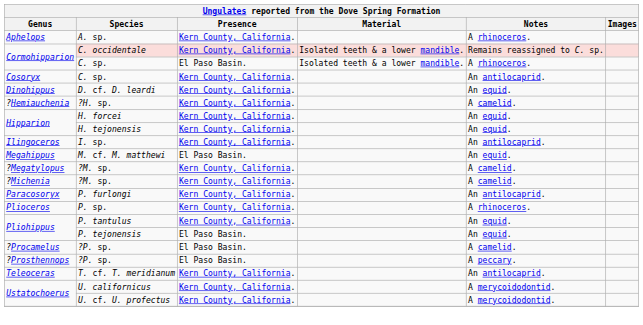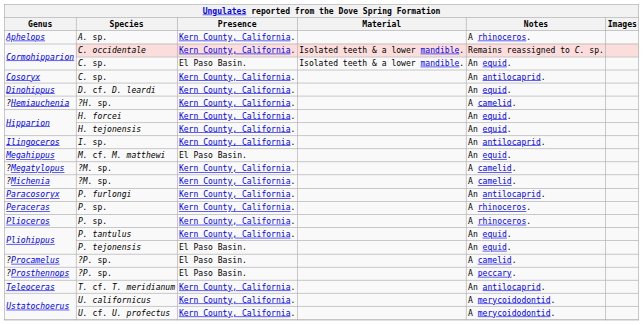(500, 63) A rhinoceros. -> (490, 63) An equid.
+ row: (28, 208)
